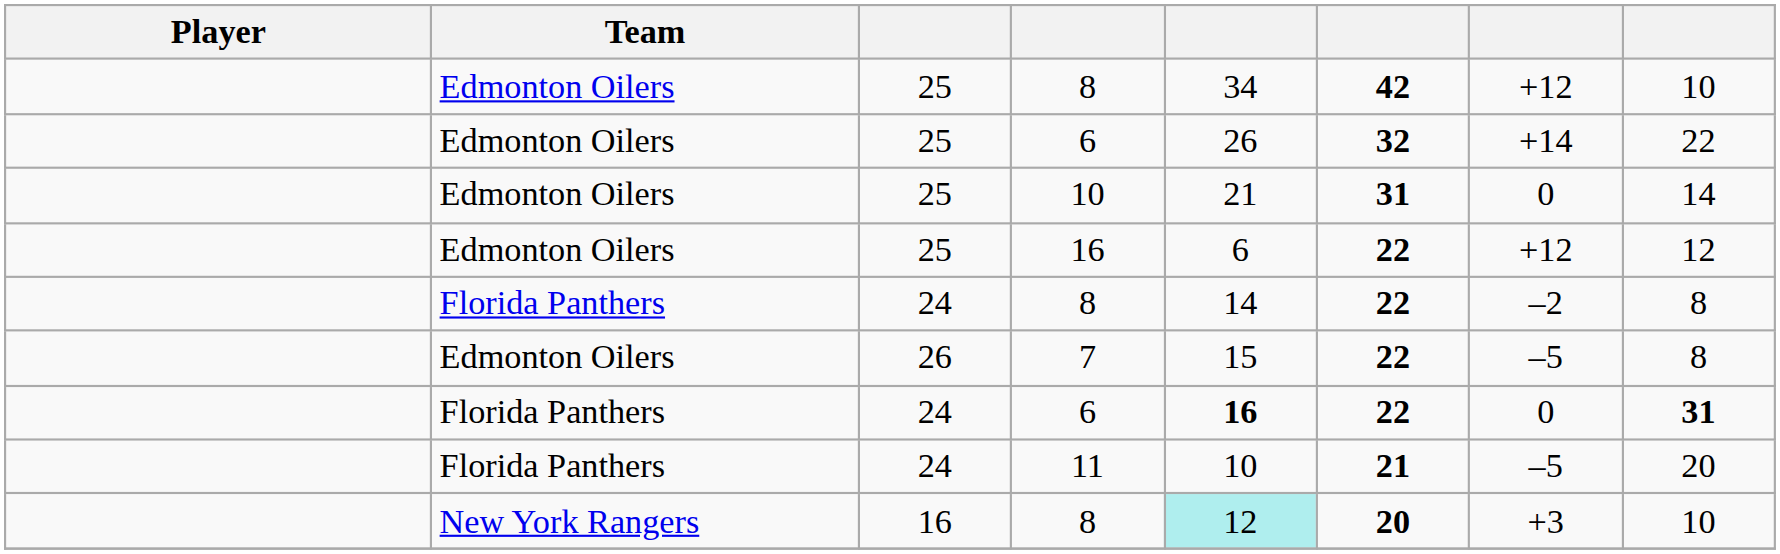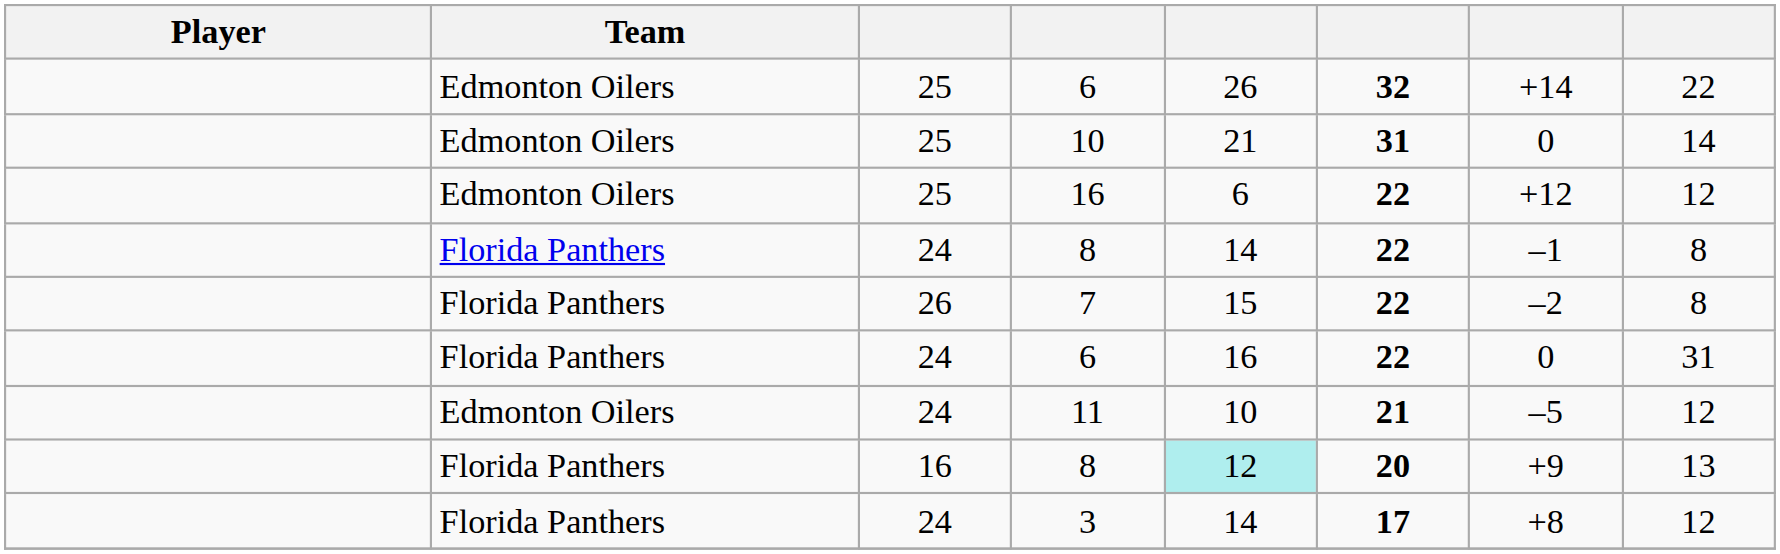- row: (935, 85)
(1546, 303) –2 -> (1546, 248) –1
(557, 357) Edmonton Oilers -> (552, 303) Florida Panthers
(1546, 357) –5 -> (1546, 303) –2
(1240, 411) bold -> (1240, 357) normal
(1698, 411) bold -> (1698, 357) normal
(552, 466) Florida Panthers -> (557, 411) Edmonton Oilers
(1698, 466) 20 -> (1698, 411) 12
(569, 520) New York Rangers -> (552, 466) Florida Panthers
(1546, 520) +3 -> (1546, 466) +9
(1698, 520) 10 -> (1698, 466) 13
+ row: (935, 520)
